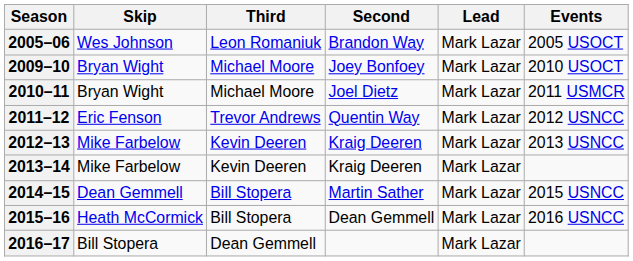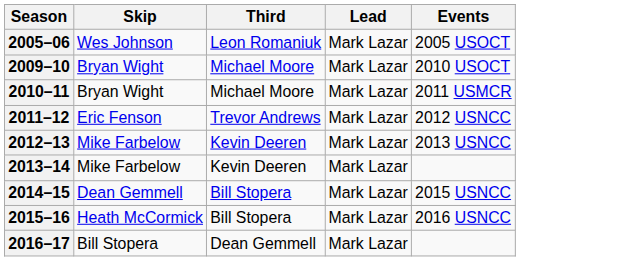- column: (381, 17)
